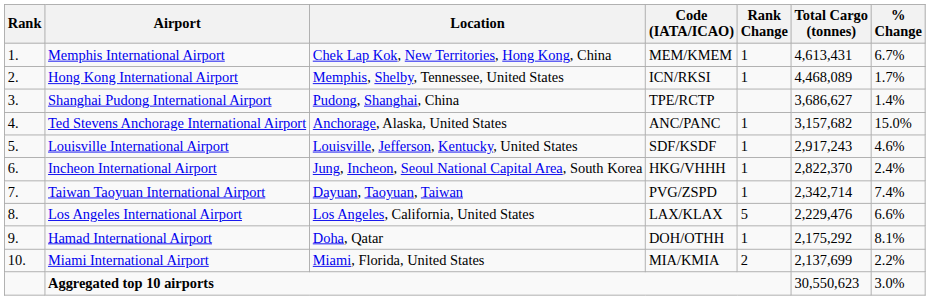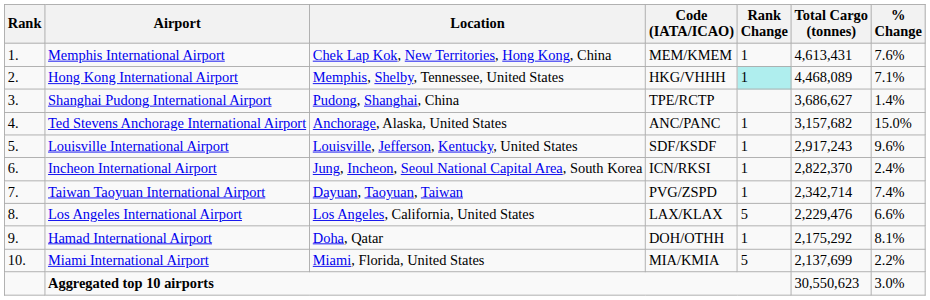(890, 54) 6.7% -> (890, 54) 7.6%
(680, 77) ICN/RKSI -> (687, 77) HKG/VHHH
(744, 77) no background -> (744, 77) paleturquoise background
(890, 77) 1.7% -> (890, 77) 7.1%
(890, 146) 4.6% -> (890, 146) 9.6%
(687, 169) HKG/VHHH -> (680, 169) ICN/RKSI
(744, 260) 2 -> (744, 260) 5
